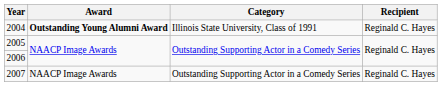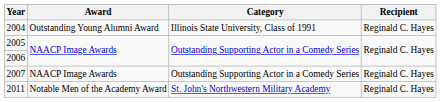(99, 28) bold -> (94, 28) normal
+ row: (16, 89)
